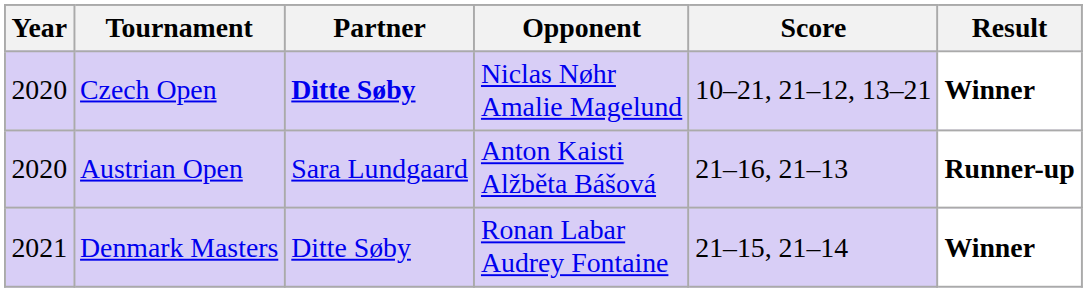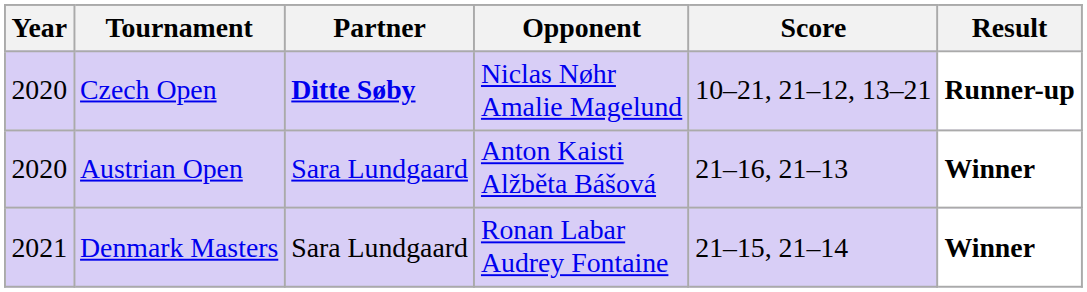(990, 90) Winner -> (1010, 90) Runner-up
(1010, 168) Runner-up -> (990, 168) Winner
(351, 247) Ditte Søby -> (380, 247) Sara Lundgaard
